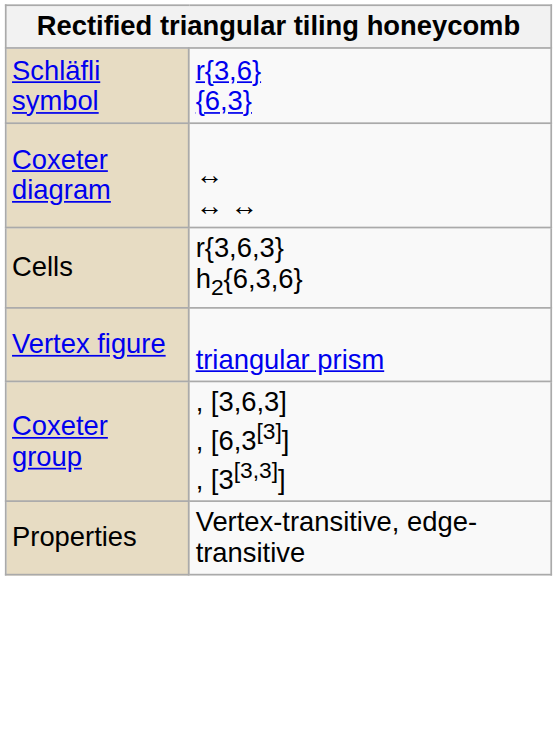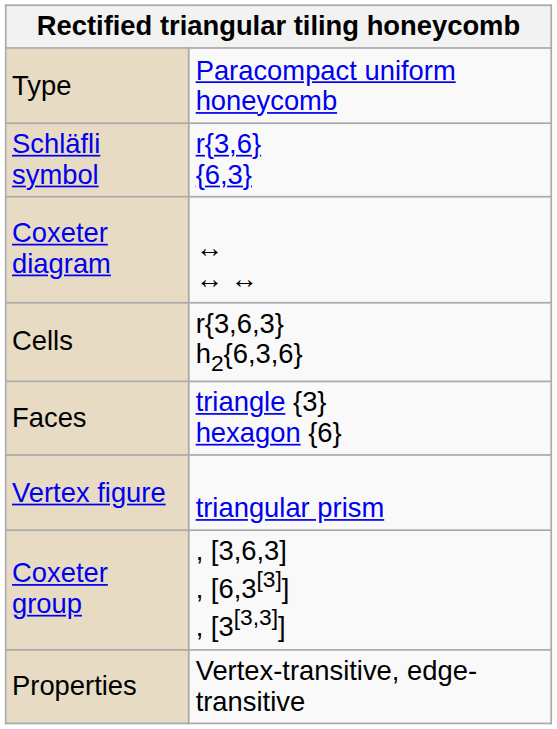+ row: (42, 85)
+ row: (49, 418)
